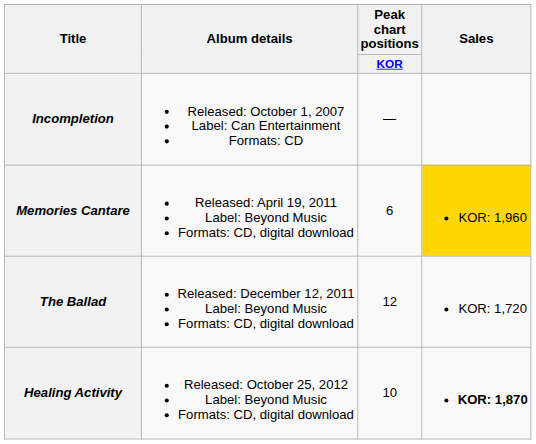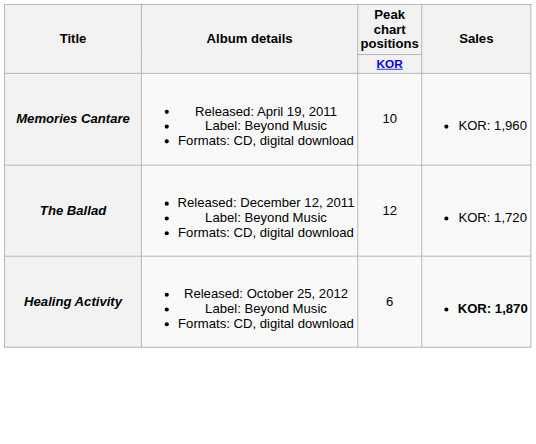- row: (73, 119)
(390, 210) 6 -> (390, 119) 10
(476, 218) gold background -> (476, 126) no background
(390, 393) 10 -> (390, 301) 6
